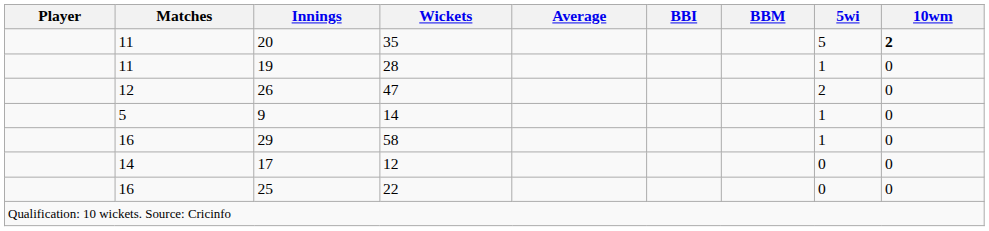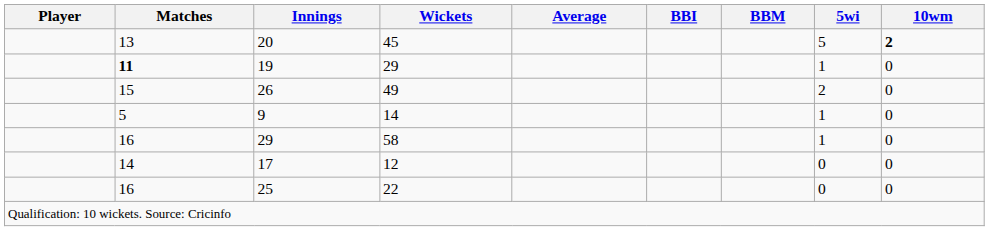(126, 41) 11 -> (126, 41) 13
(391, 41) 35 -> (391, 41) 45
(126, 66) normal -> (126, 66) bold
(391, 66) 28 -> (391, 66) 29
(126, 90) 12 -> (126, 90) 15
(391, 90) 47 -> (391, 90) 49
